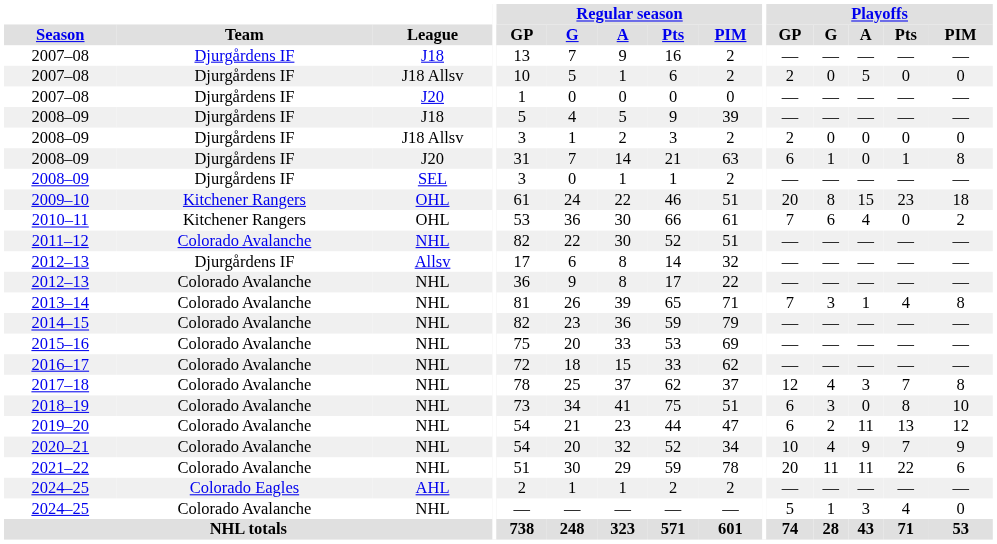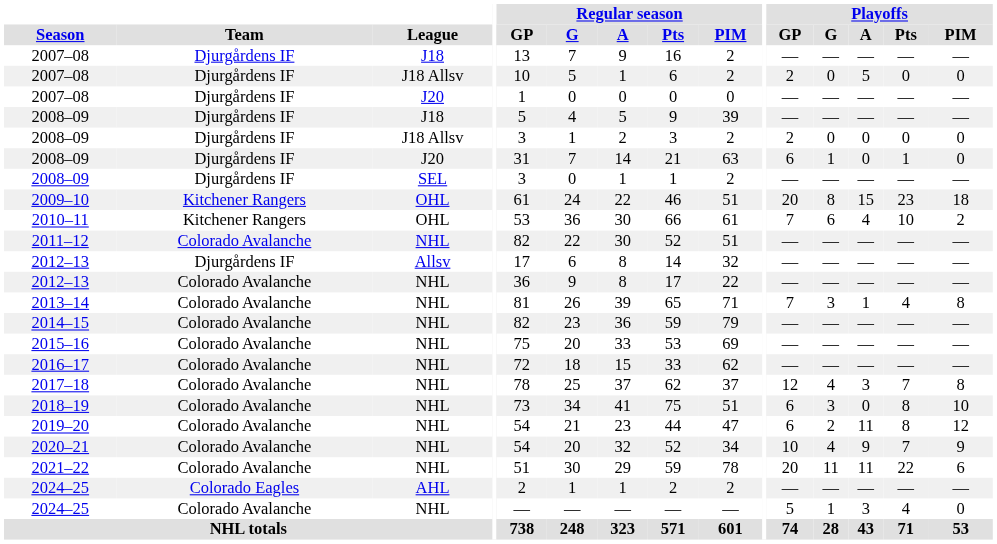(961, 158) 8 -> (961, 158) 0
(906, 220) 0 -> (906, 220) 10
(906, 426) 13 -> (906, 426) 8
